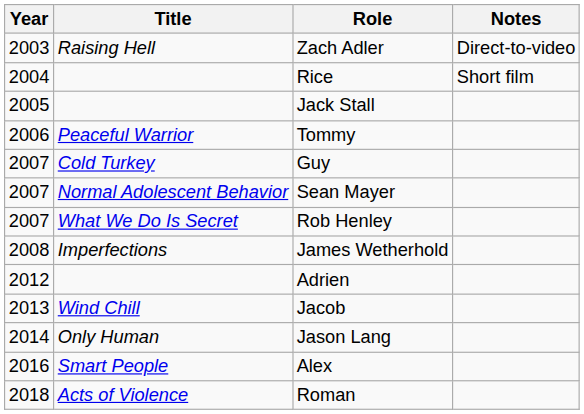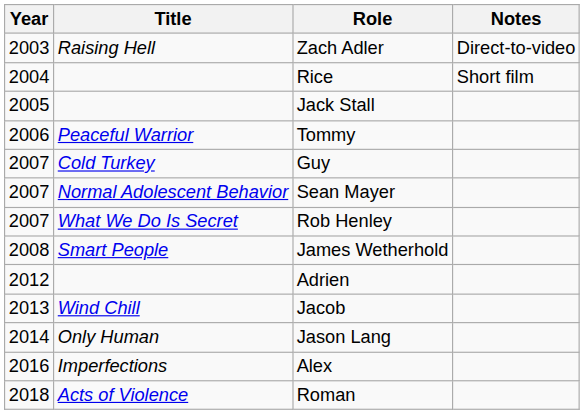(113, 250) Imperfections -> (113, 250) Smart People
(113, 366) Smart People -> (113, 366) Imperfections
